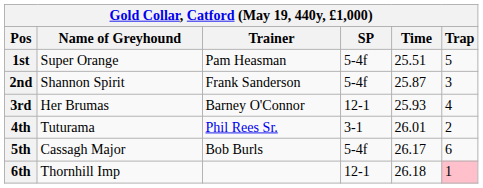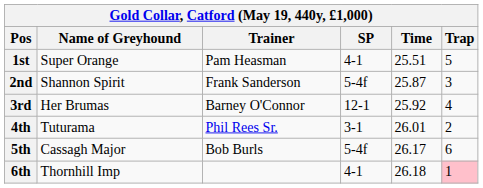(356, 60) 5-4f -> (353, 60) 4-1
(410, 104) 25.93 -> (410, 104) 25.92
(357, 171) 12-1 -> (353, 171) 4-1
